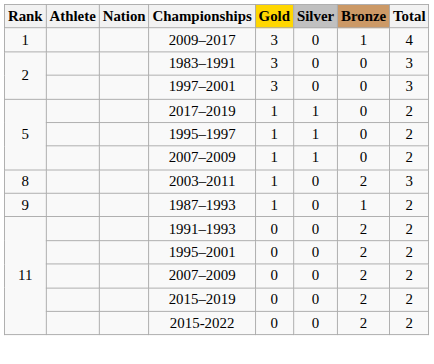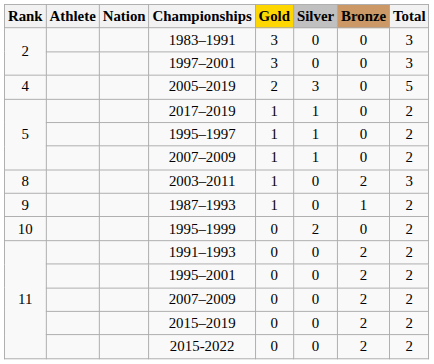- row: (25, 39)
+ row: (25, 87)
+ row: (25, 228)
